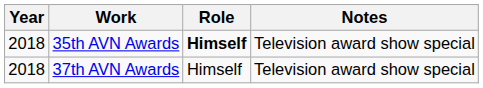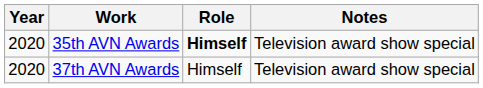(27, 43) 2018 -> (27, 43) 2020
(27, 69) 2018 -> (27, 69) 2020
